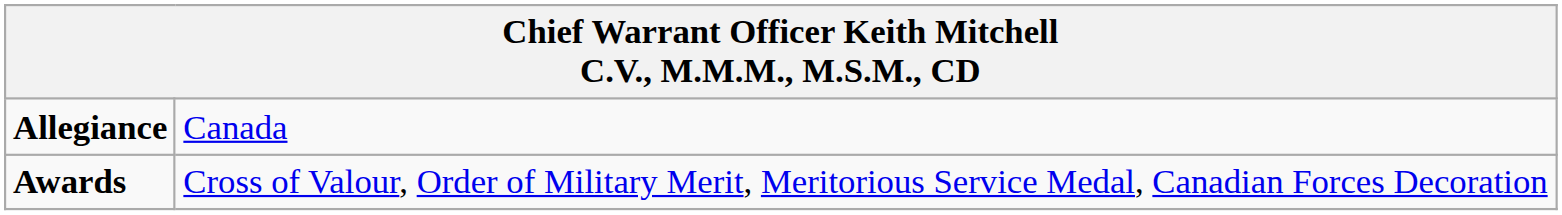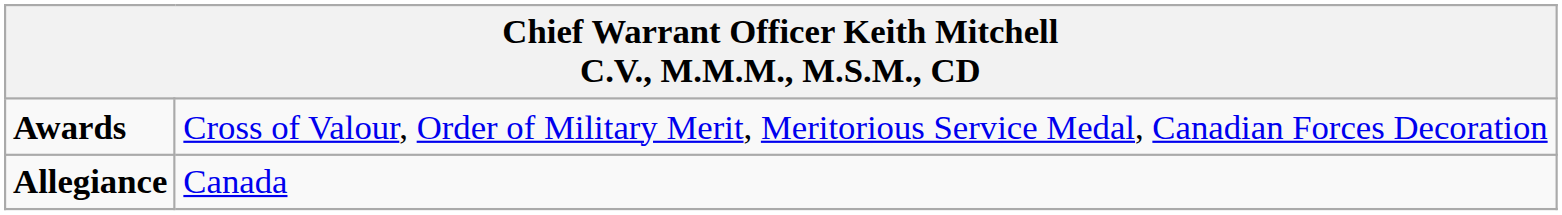rows swapped: (90, 126) <-> (70, 181)
